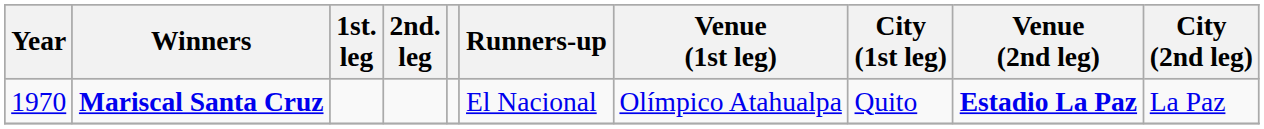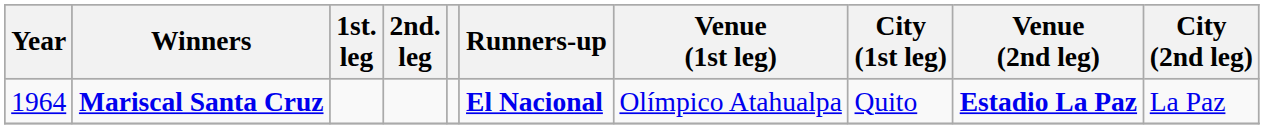(39, 100) 1970 -> (39, 100) 1964
(531, 100) normal -> (534, 100) bold
